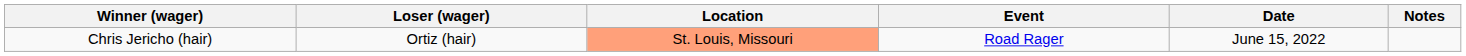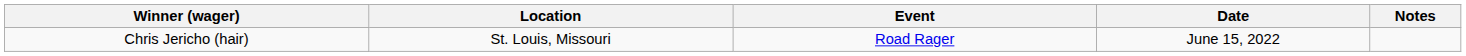- column: (441, 16)
(733, 39) lightsalmon background -> (551, 39) no background
